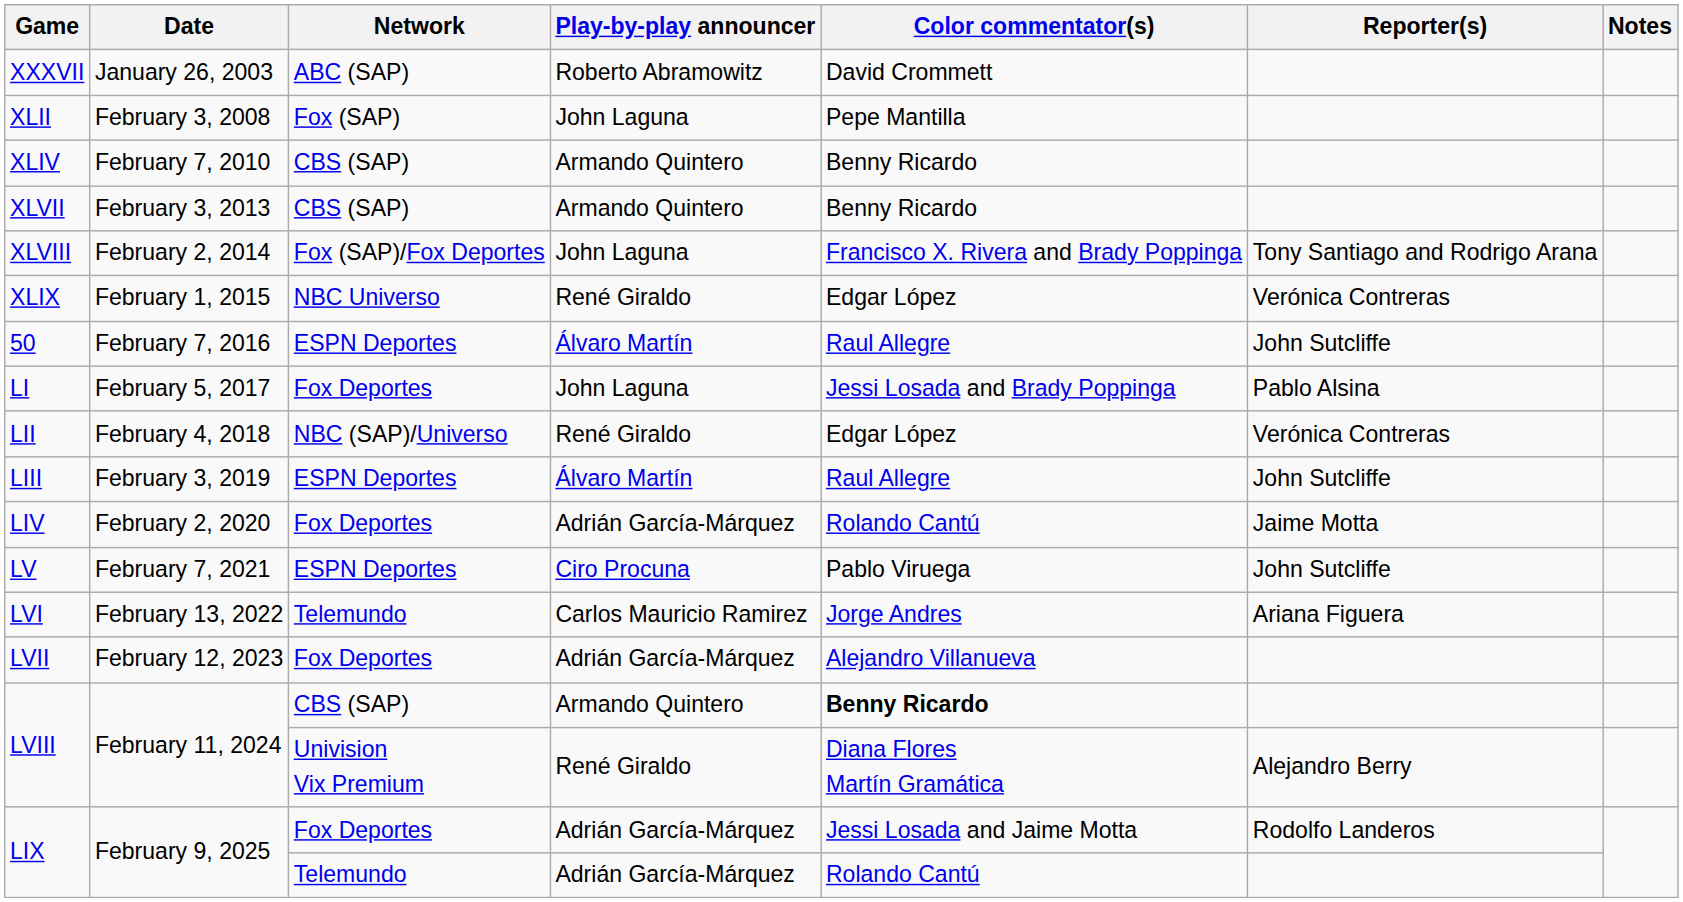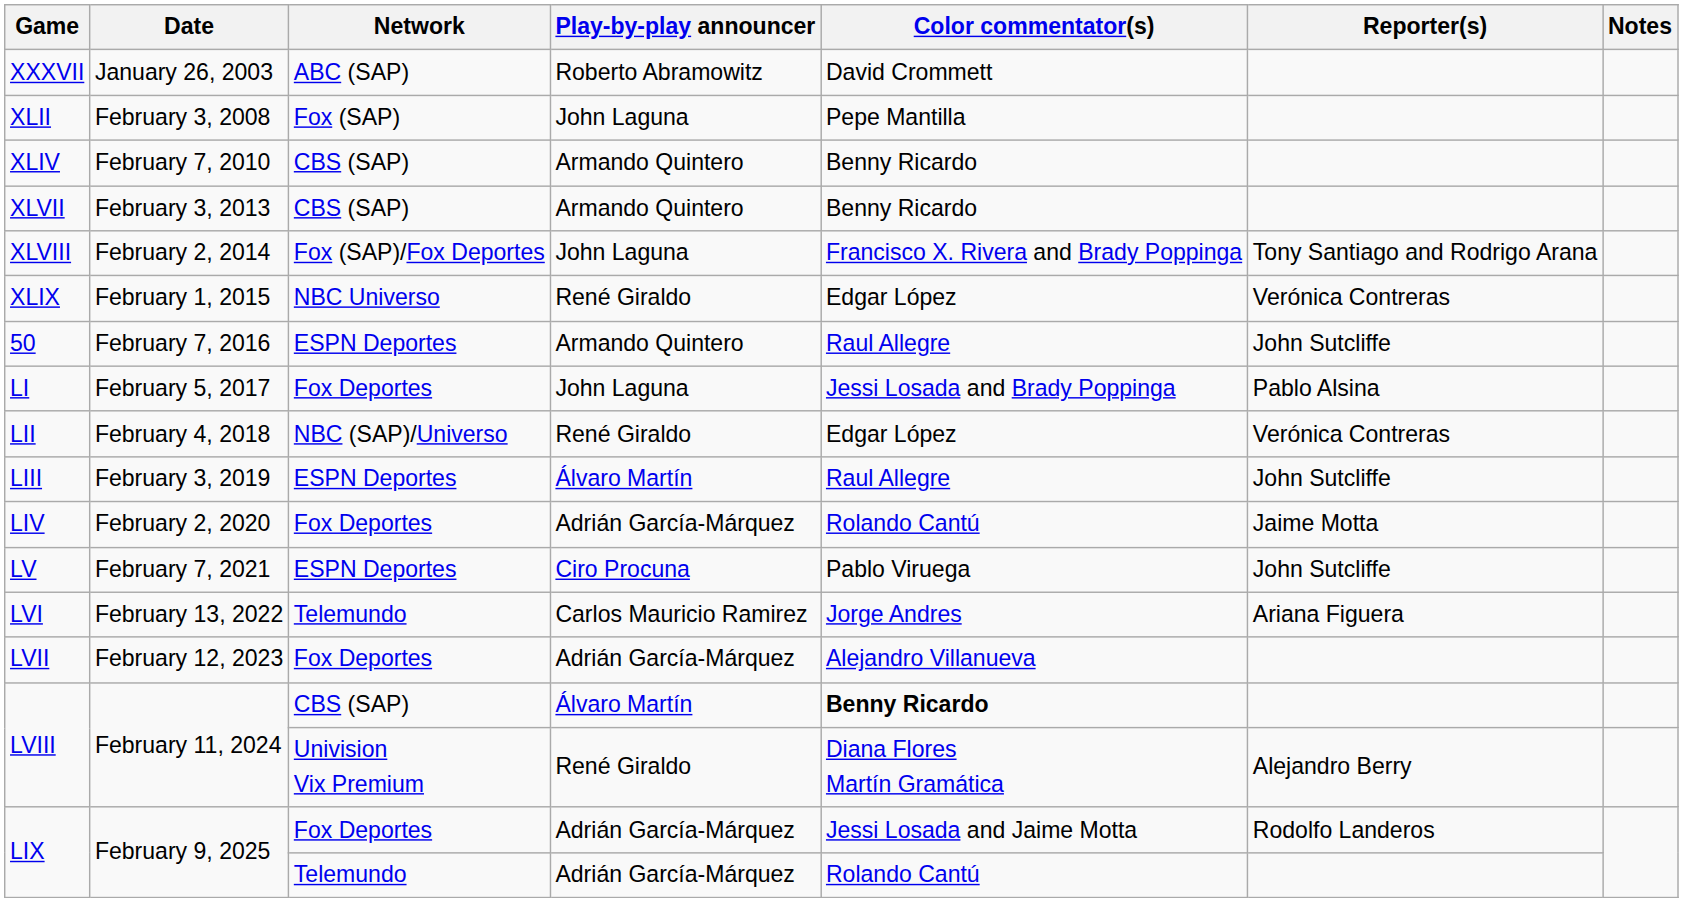(624, 343) Álvaro Martín -> (650, 343) Armando Quintero
(650, 704) Armando Quintero -> (624, 704) Álvaro Martín
